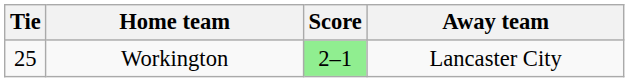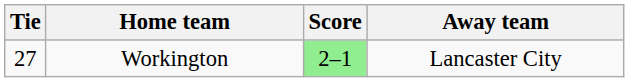(25, 58) 25 -> (25, 58) 27
